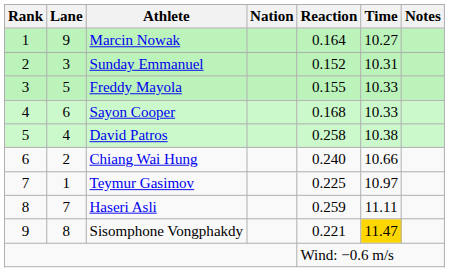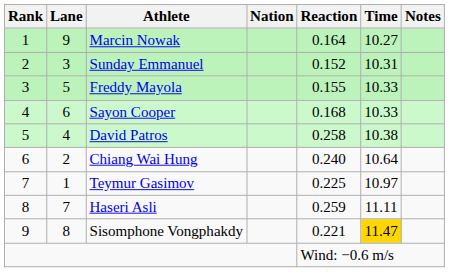(381, 159) 10.66 -> (381, 159) 10.64
